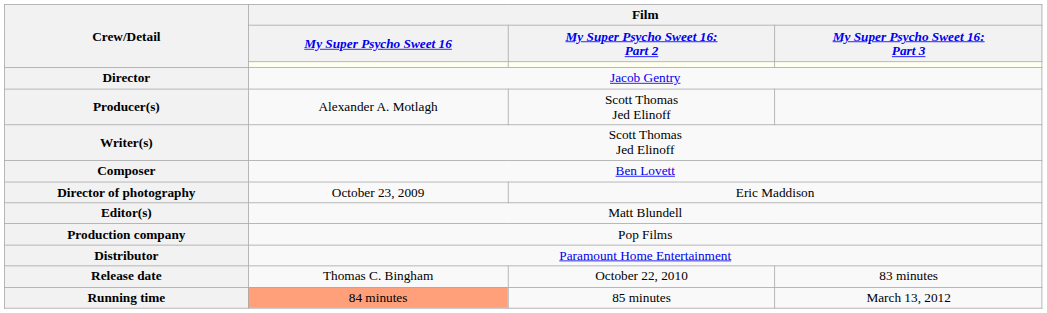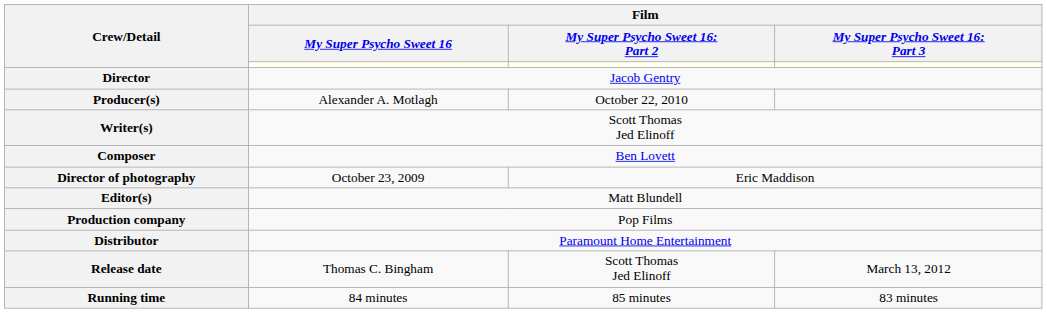(641, 106) Scott Thomas Jed Elinoff -> (641, 99) October 22, 2010
(641, 276) October 22, 2010 -> (641, 269) Scott Thomas Jed Elinoff
(909, 276) 83 minutes -> (909, 269) March 13, 2012
(378, 297) lightsalmon background -> (378, 297) no background
(909, 297) March 13, 2012 -> (909, 297) 83 minutes
